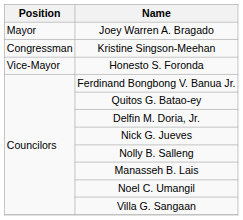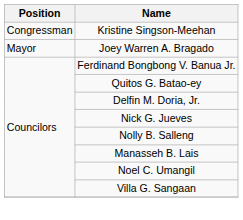rows swapped: (156, 48) <-> (156, 31)
- row: (156, 66)
